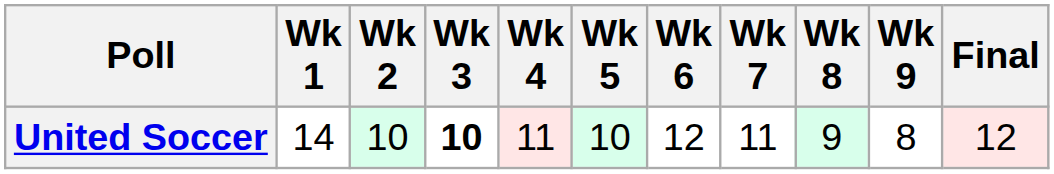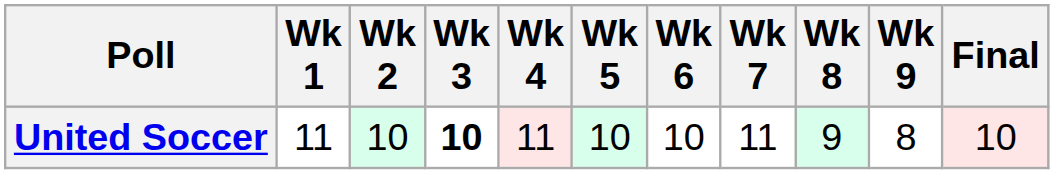(314, 136) 14 -> (314, 136) 11
(684, 136) 12 -> (684, 136) 10
(996, 136) 12 -> (996, 136) 10
